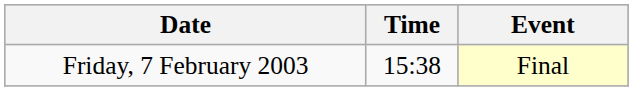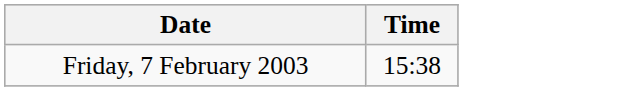- column: (543, 24)
